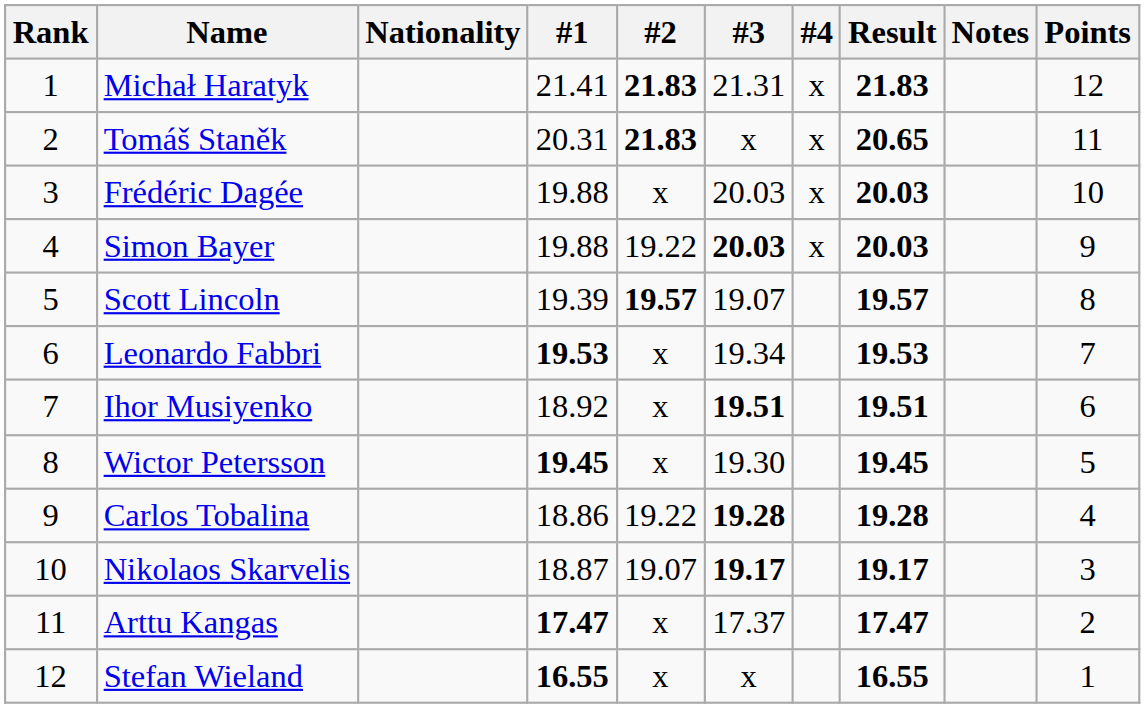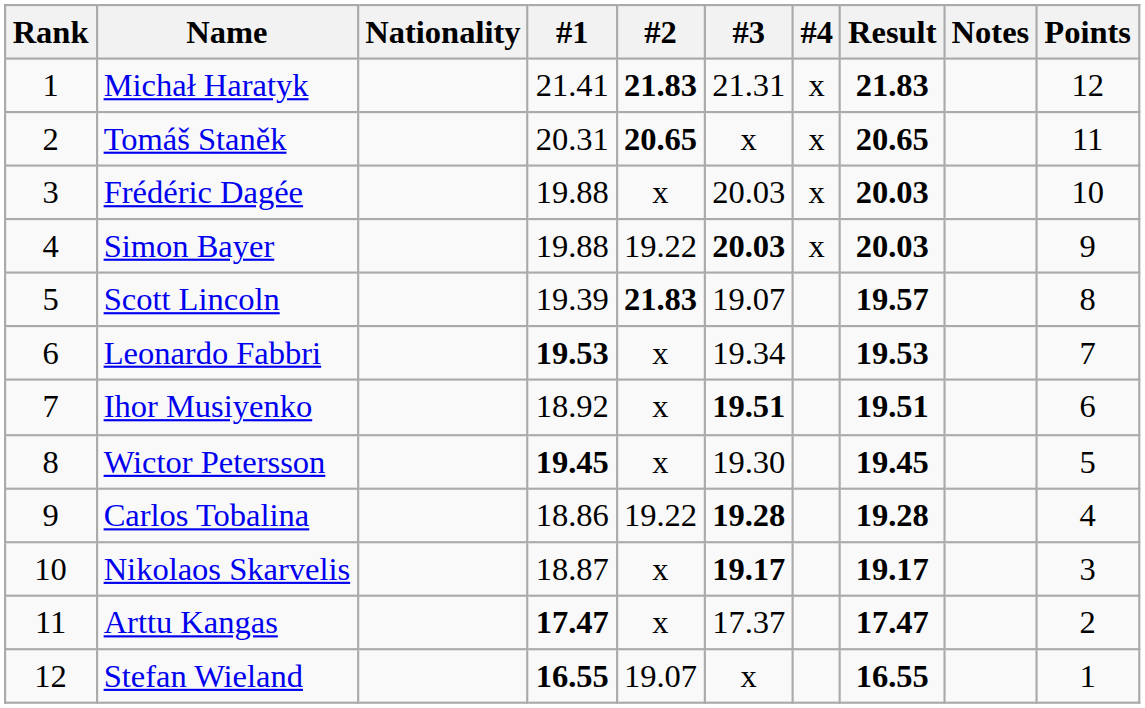(660, 138) 21.83 -> (660, 138) 20.65
(660, 299) 19.57 -> (660, 299) 21.83
(660, 567) 19.07 -> (660, 567) x
(660, 675) x -> (660, 675) 19.07
